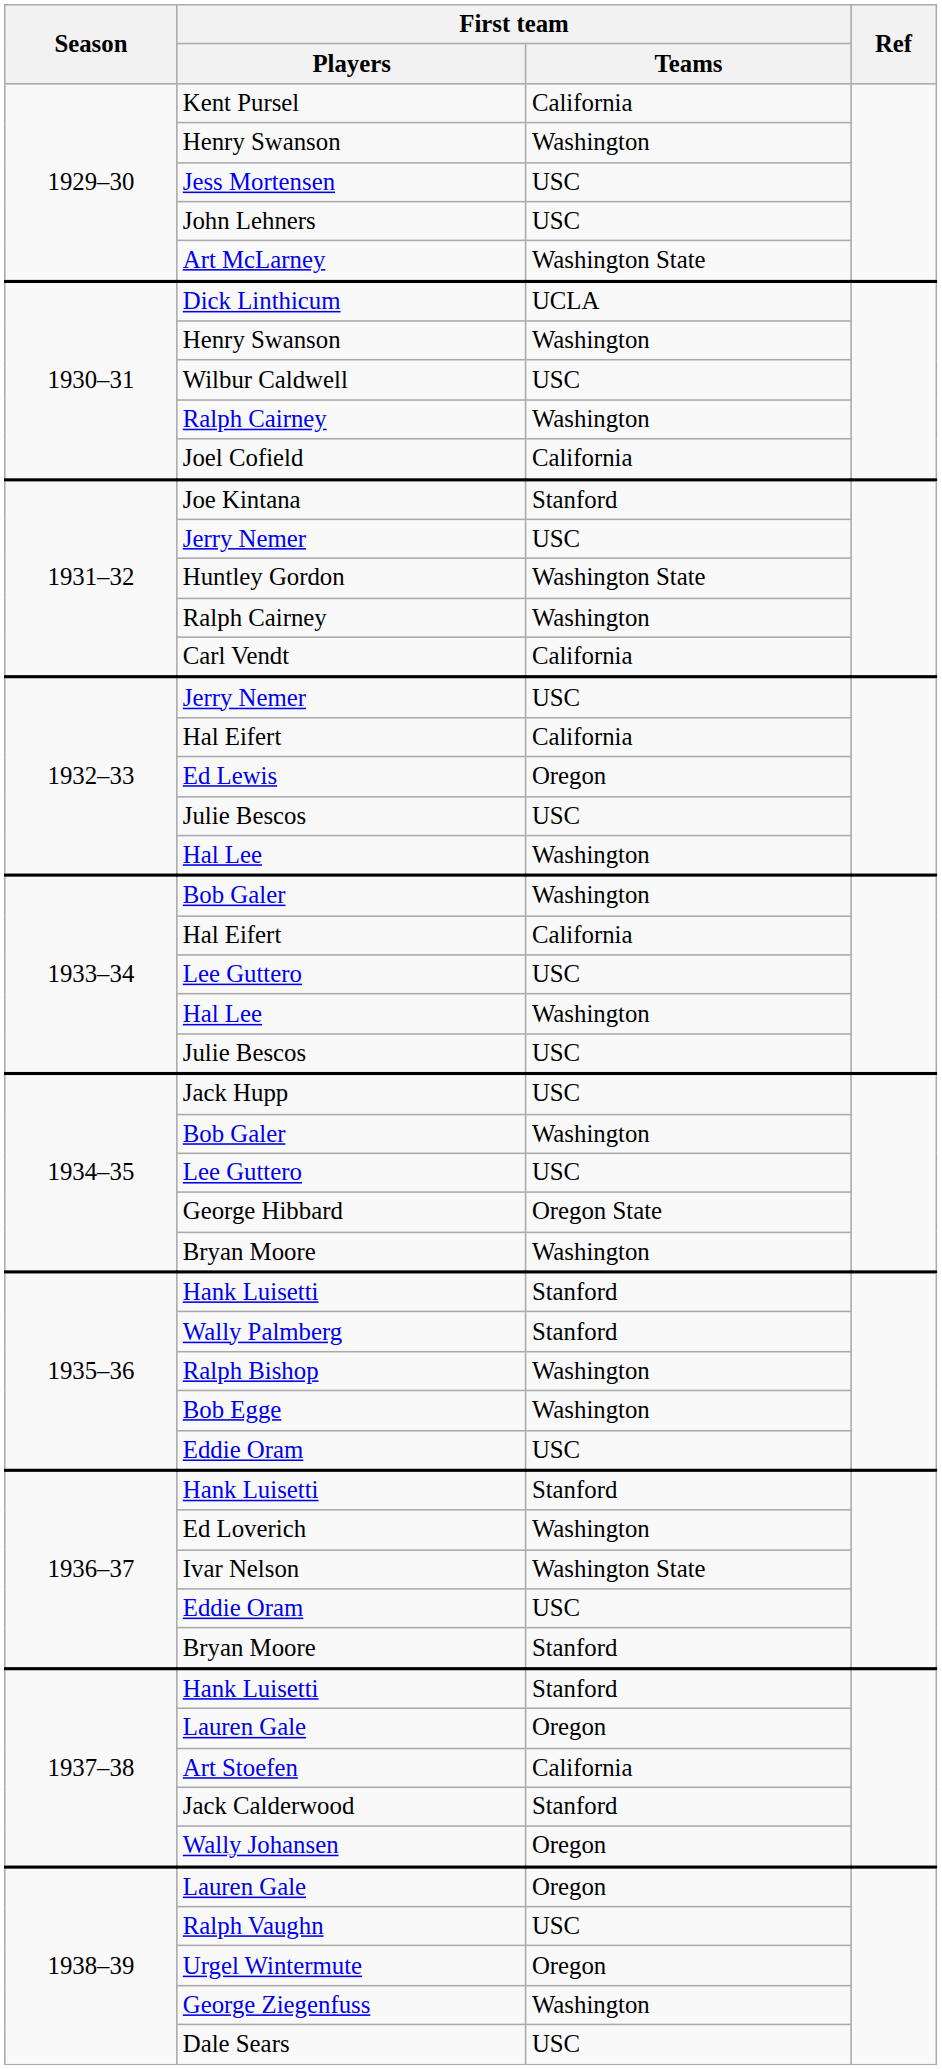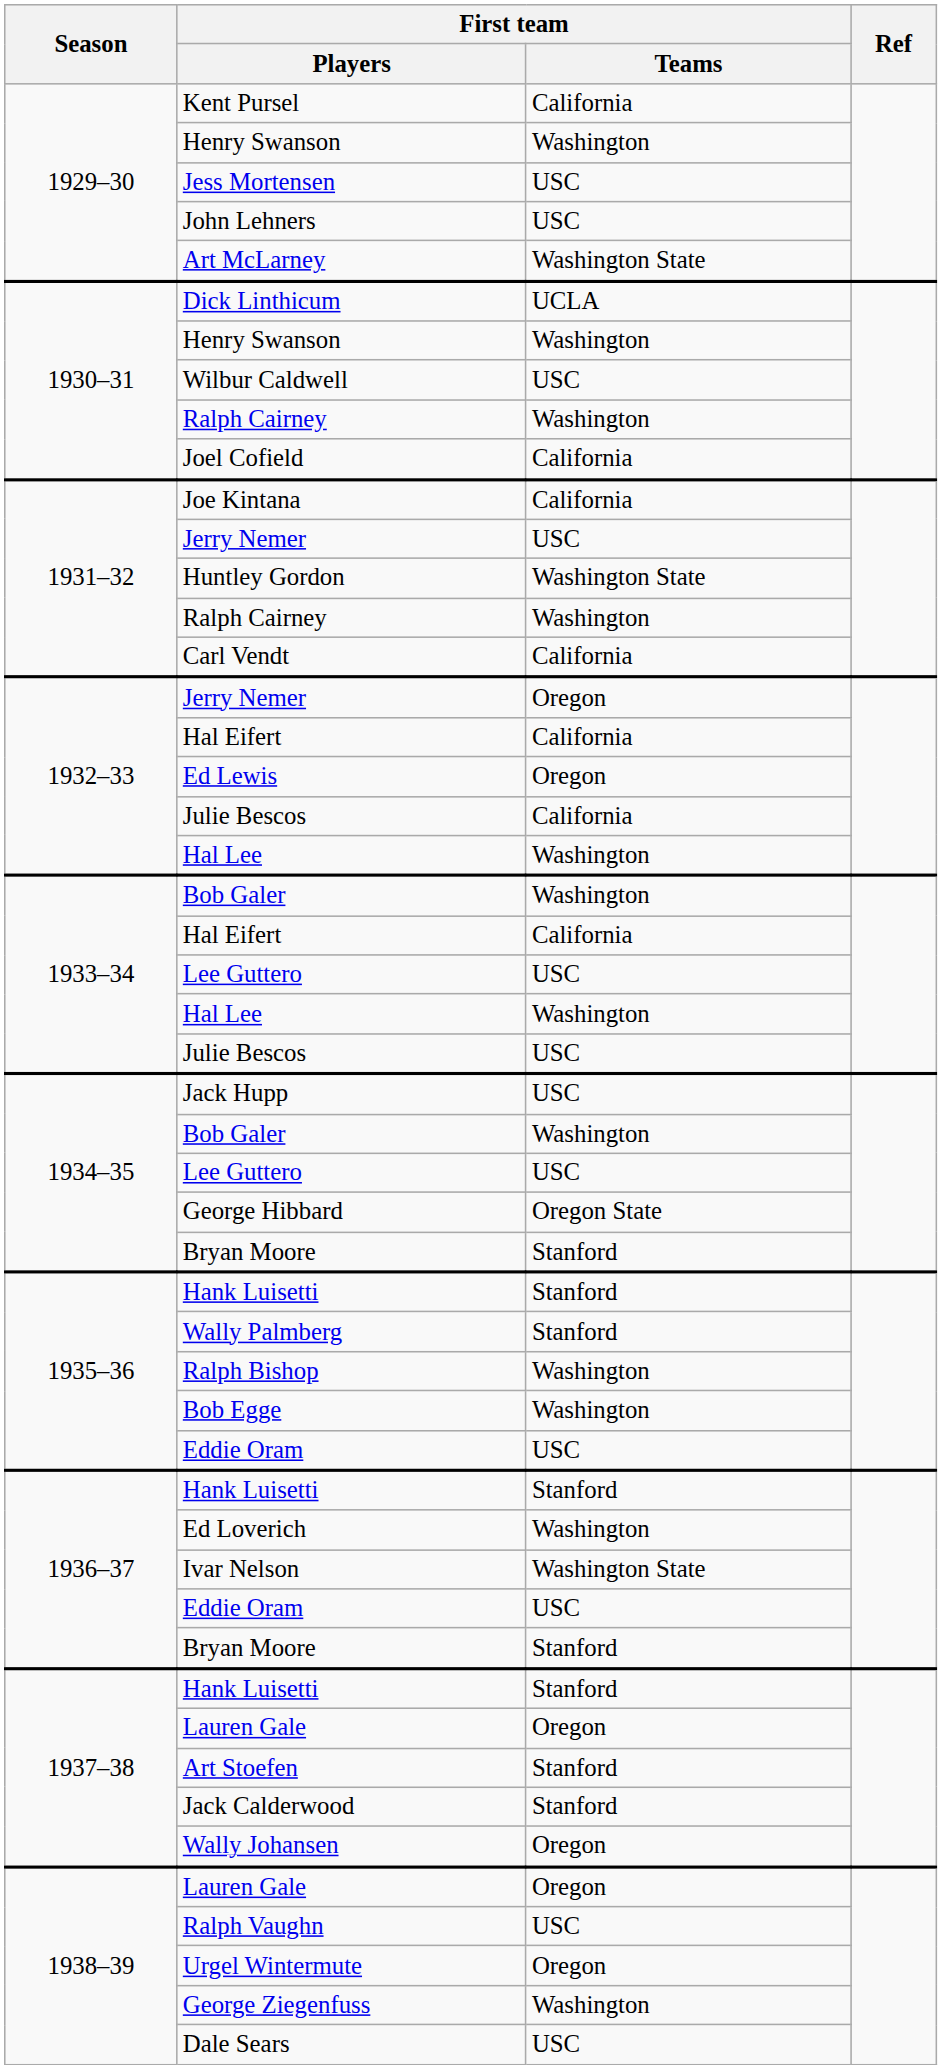(575, 499) Stanford -> (582, 499) California
(556, 697) USC -> (569, 697) Oregon
(556, 815) USC -> (582, 815) California
(591, 1251) Washington -> (575, 1251) Stanford
(582, 1767) California -> (575, 1767) Stanford
